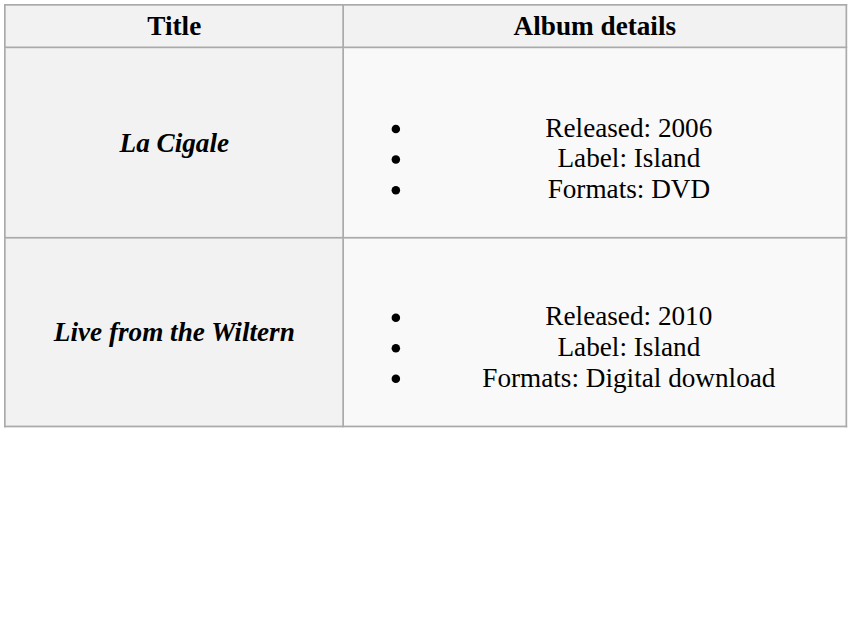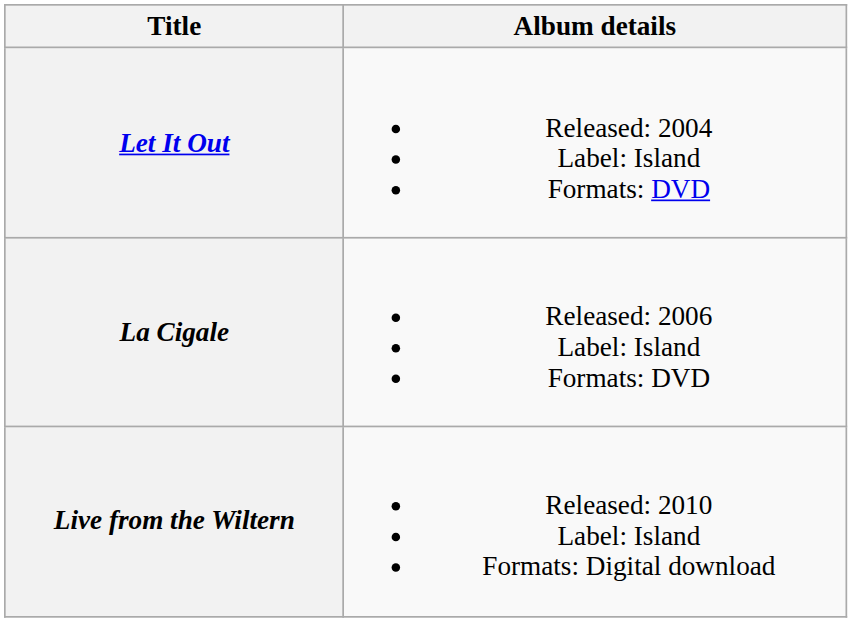+ row: (174, 142)
